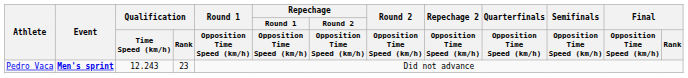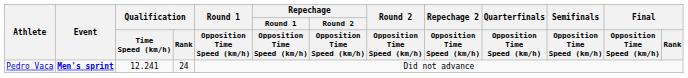(144, 66) 12.243 -> (144, 66) 12.241
(184, 66) 23 -> (184, 66) 24
